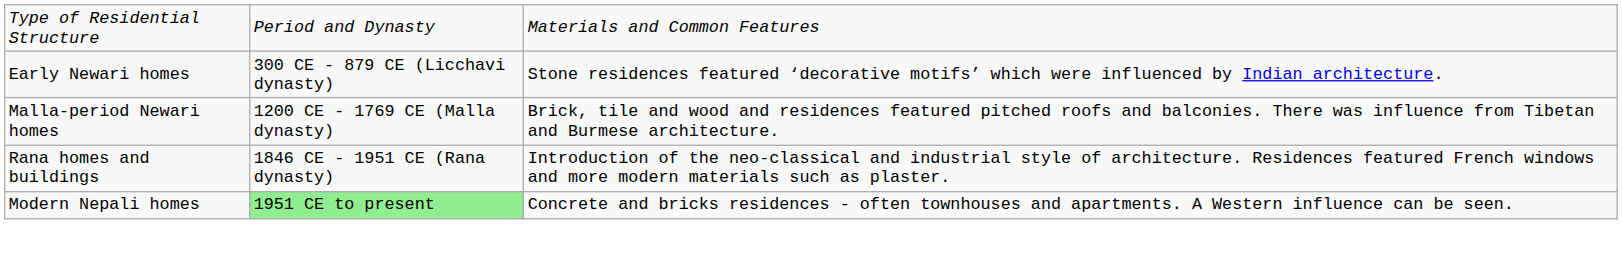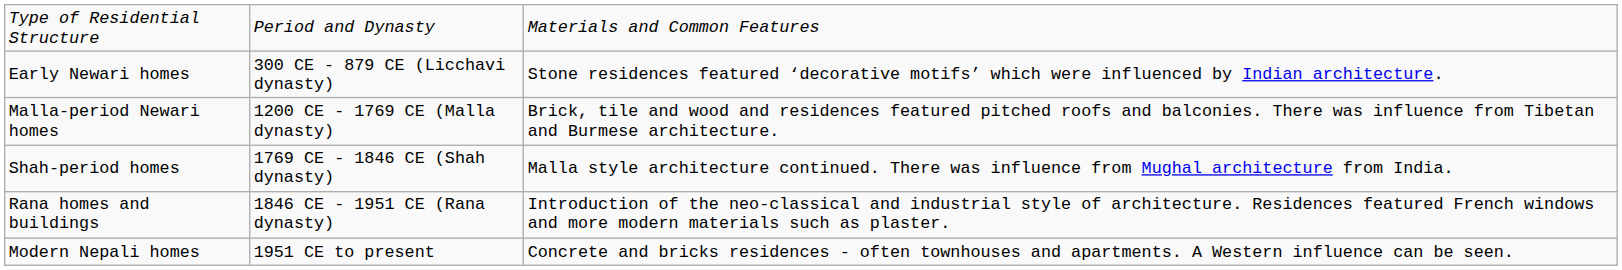+ row: (94, 168)
(344, 205) lightgreen background -> (344, 252) no background
